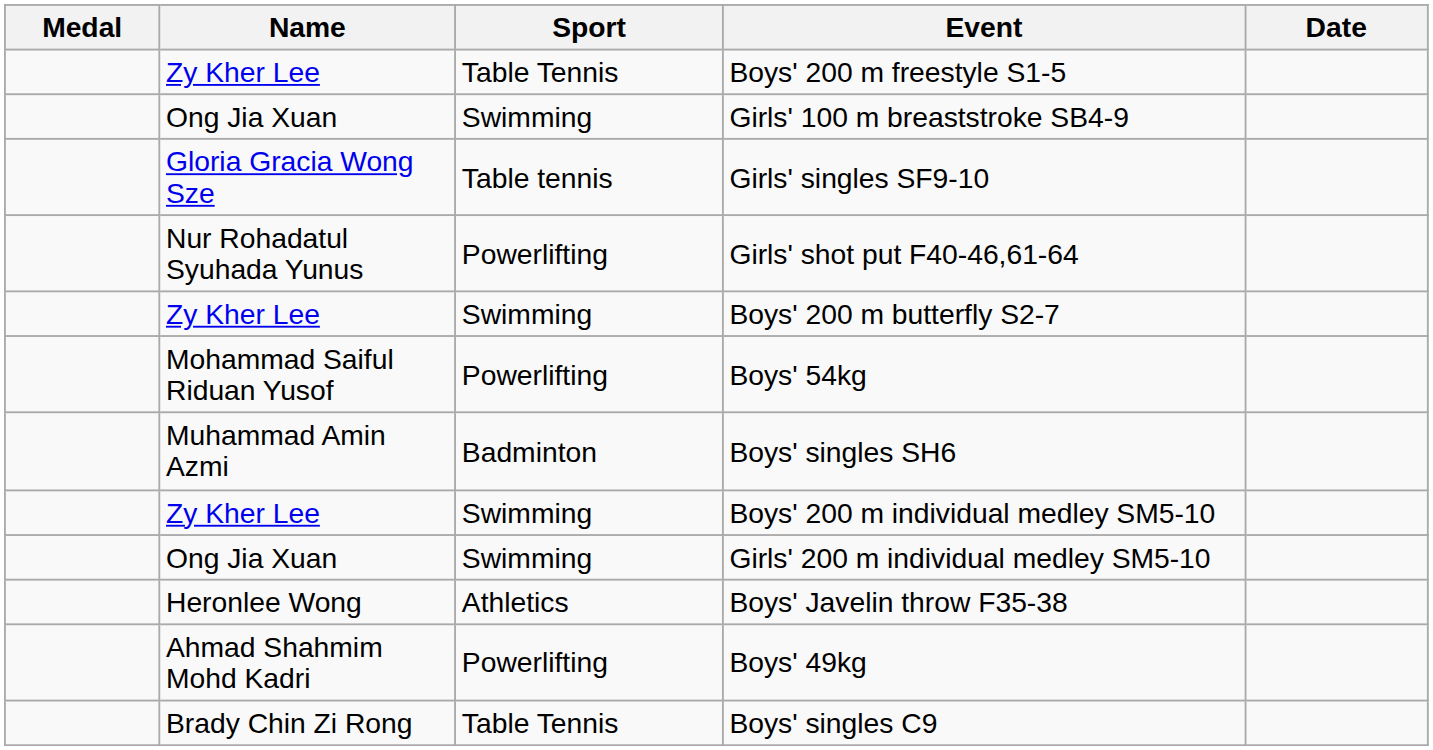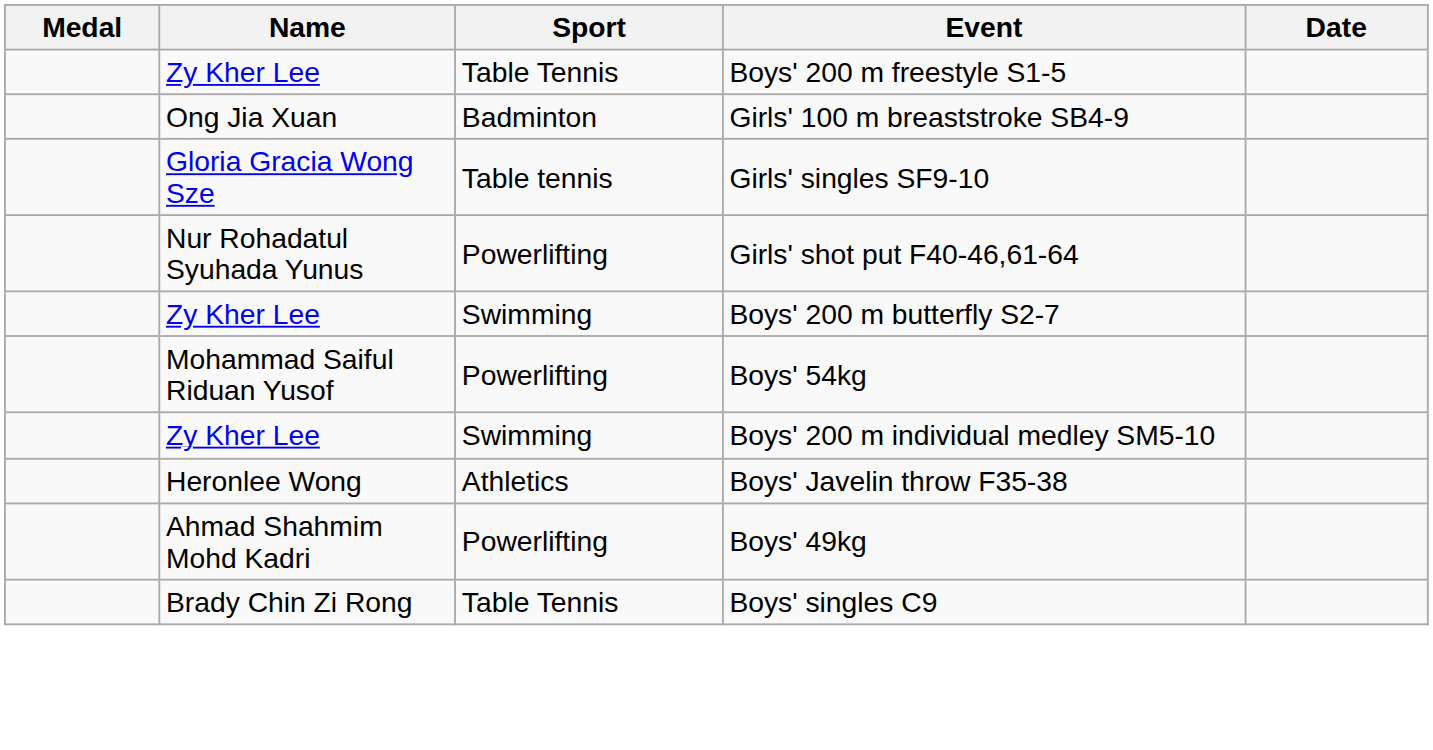(527, 117) Swimming -> (529, 117) Badminton
- row: (843, 451)
- row: (970, 557)
